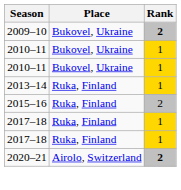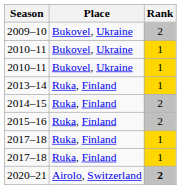(160, 31) bold -> (160, 31) normal
+ row: (27, 103)
